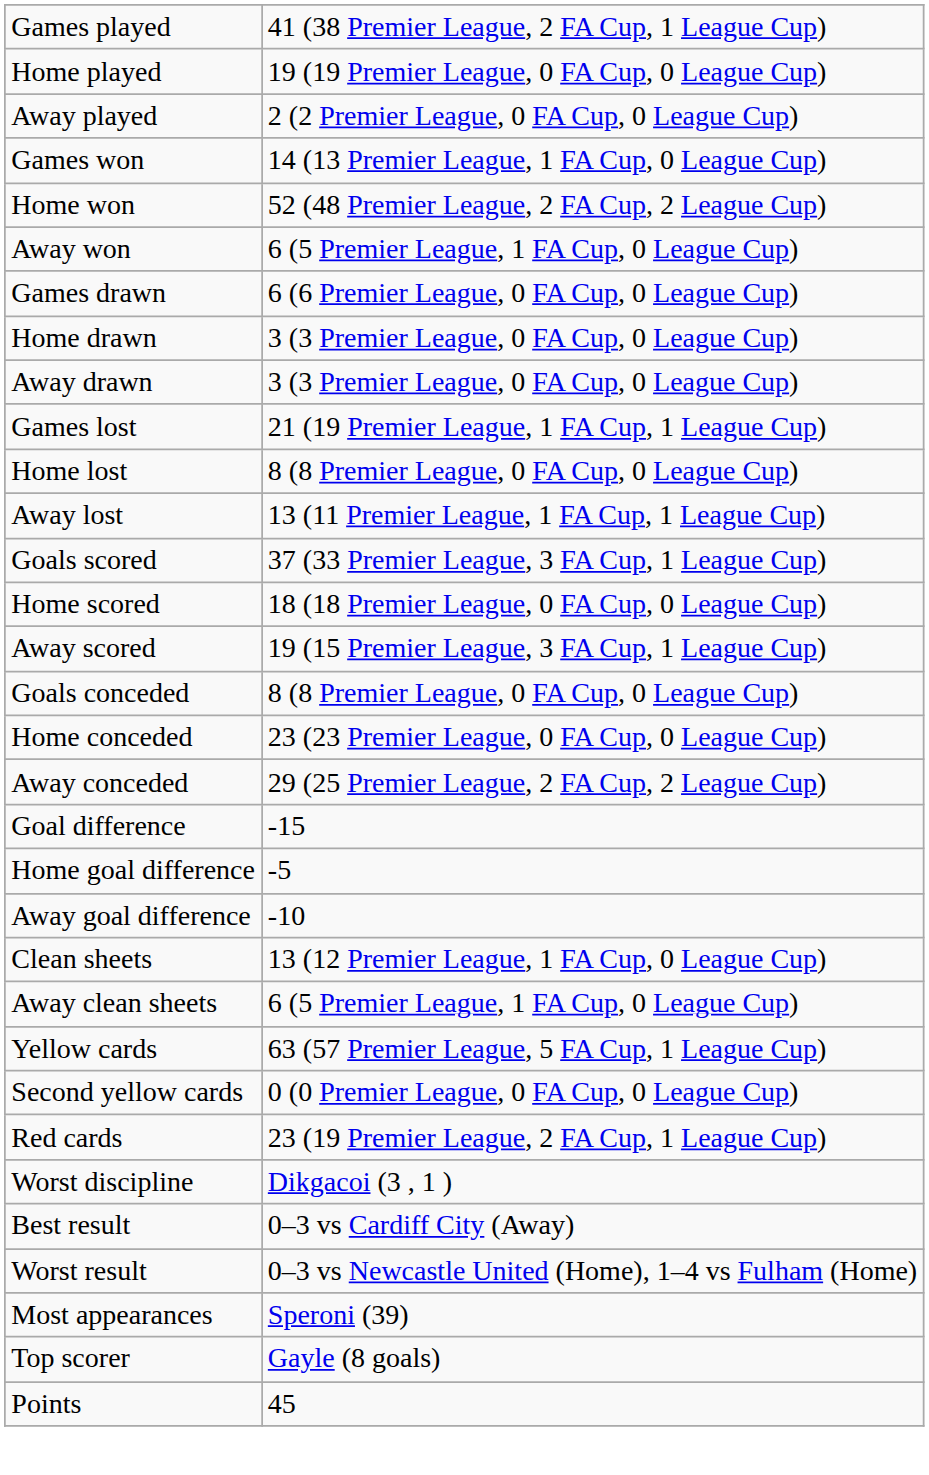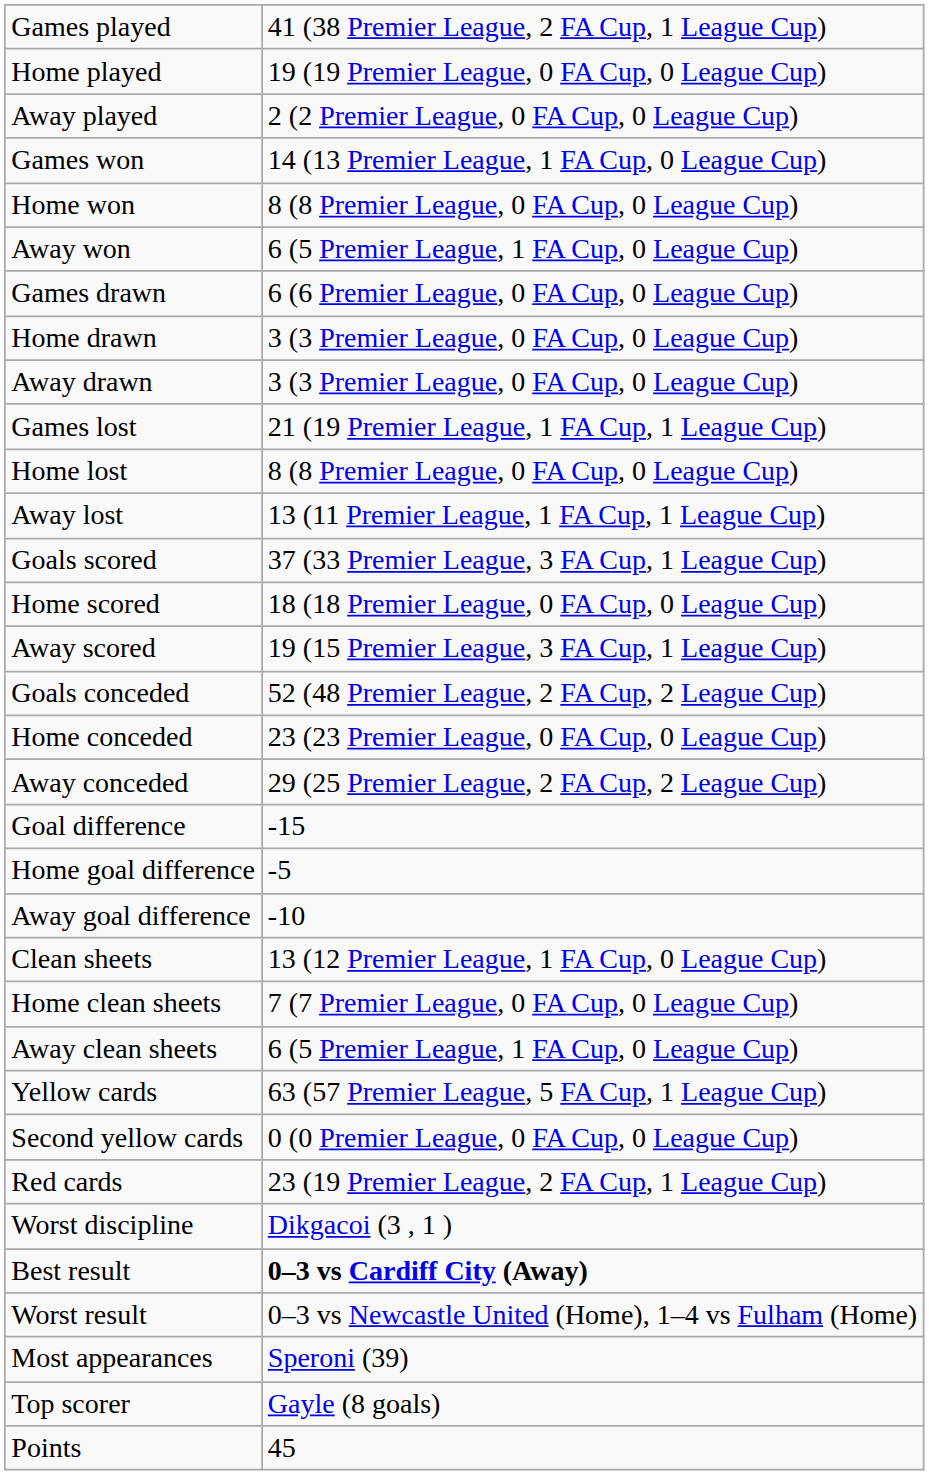(547, 204) 52 (48 Premier League, 2 FA Cup, 2 League Cup) -> (533, 204) 8 (8 Premier League, 0 FA Cup, 0 League Cup)
(533, 692) 8 (8 Premier League, 0 FA Cup, 0 League Cup) -> (547, 692) 52 (48 Premier League, 2 FA Cup, 2 League Cup)
+ row: (116, 1003)
(421, 1225) normal -> (428, 1270) bold
